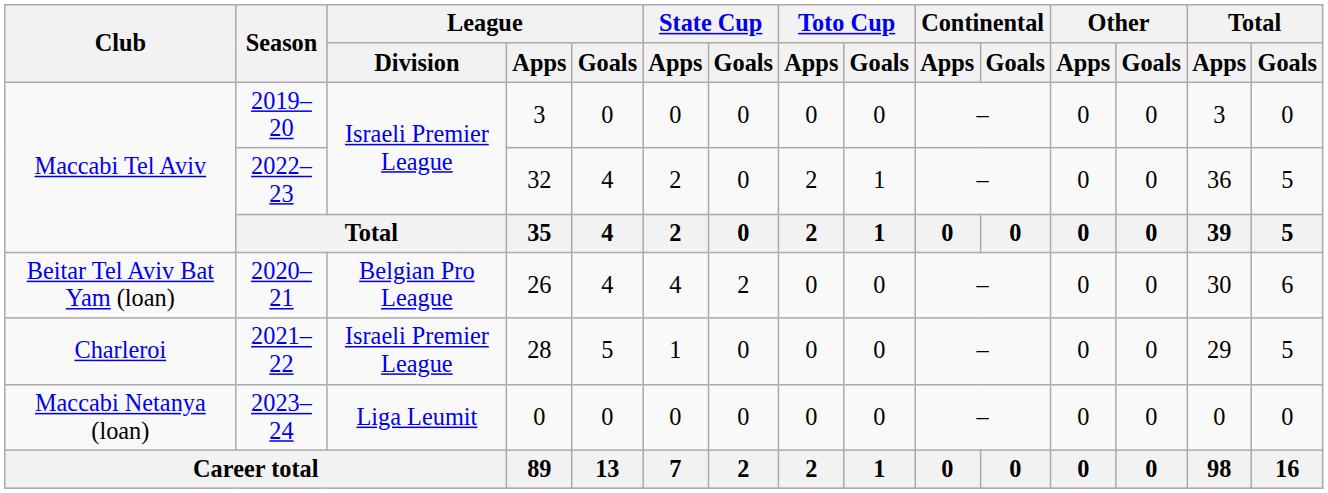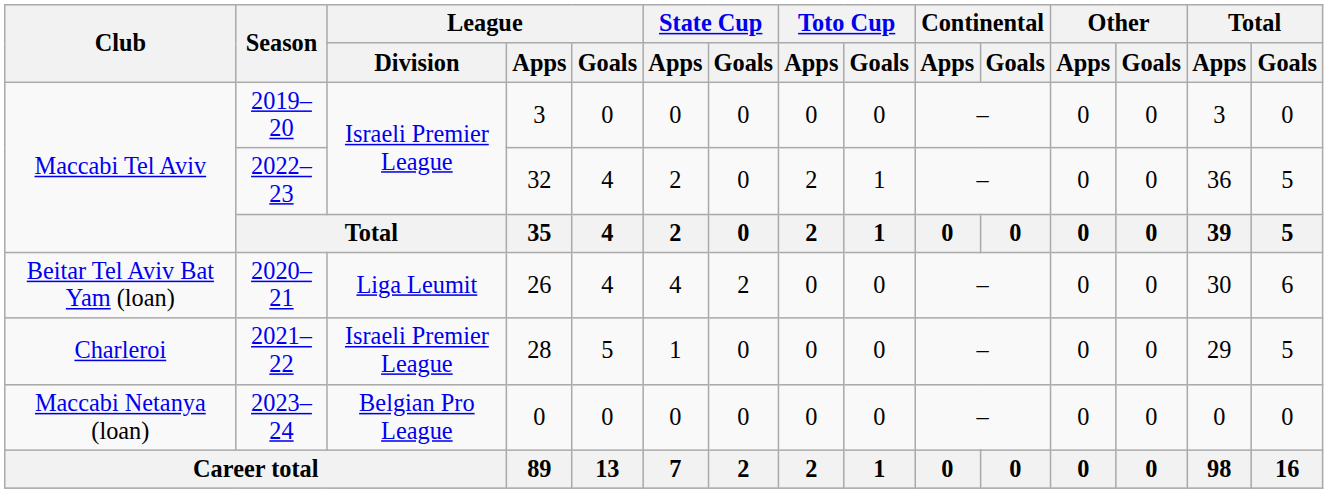(417, 285) Belgian Pro League -> (417, 285) Liga Leumit
(417, 416) Liga Leumit -> (417, 416) Belgian Pro League
